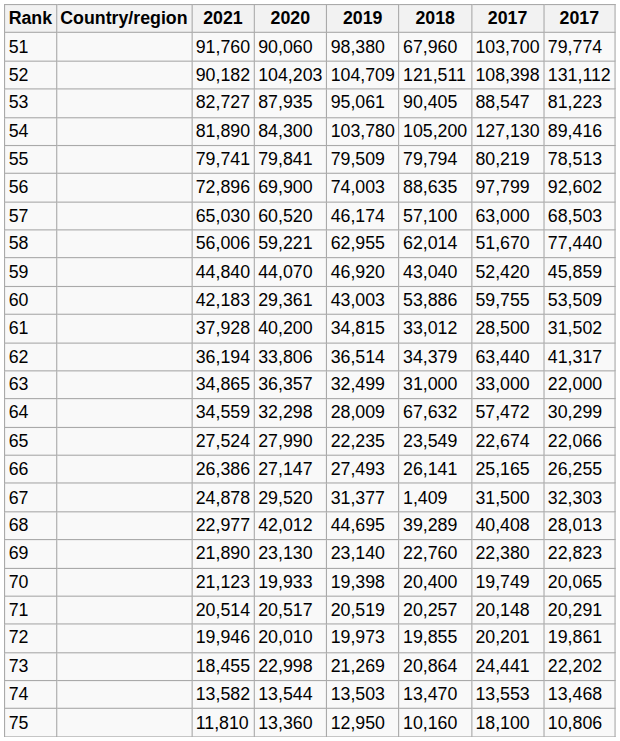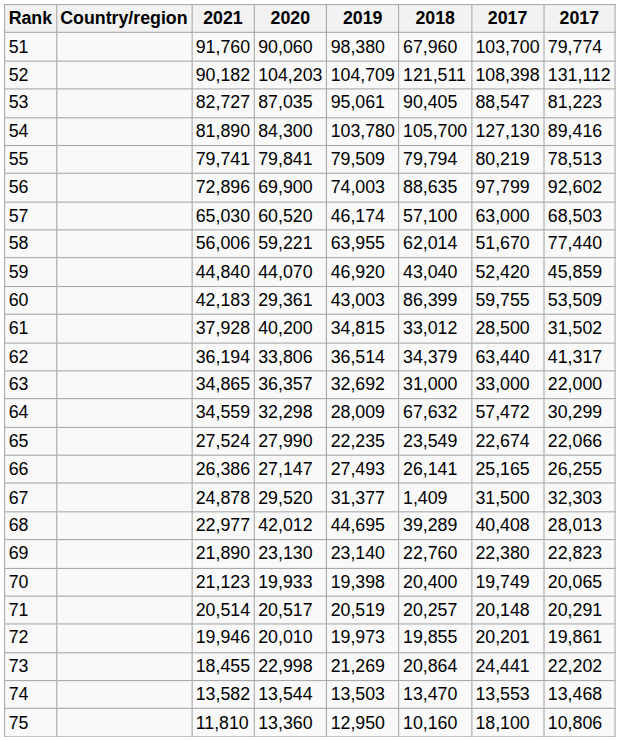(285, 103) 87,935 -> (285, 103) 87,035
(435, 131) 105,200 -> (435, 131) 105,700
(358, 243) 62,955 -> (358, 243) 63,955
(430, 300) 53,886 -> (430, 300) 86,399
(358, 384) 32,499 -> (358, 384) 32,692
